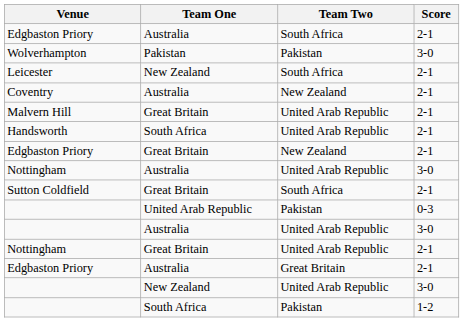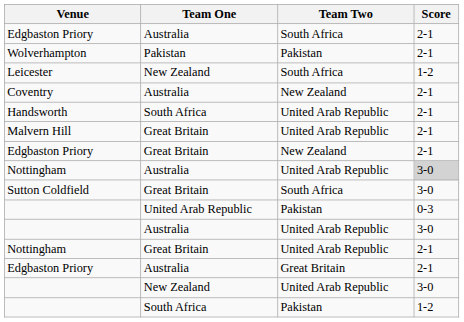(425, 53) 3-0 -> (425, 53) 2-1
(425, 72) 2-1 -> (425, 72) 1-2
rows swapped: (39, 111) <-> (37, 131)
(425, 170) no background -> (425, 170) lightgrey background
(425, 190) 2-1 -> (425, 190) 3-0
